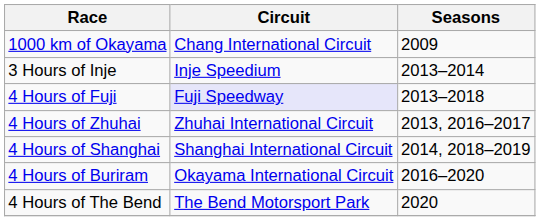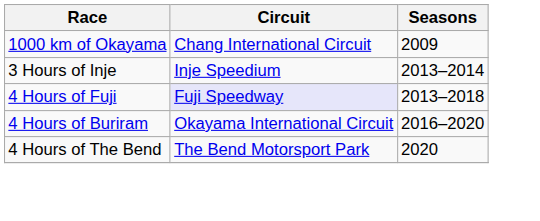- row: (74, 123)
- row: (84, 149)
